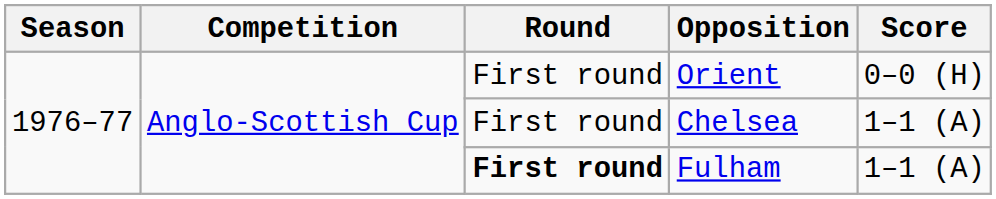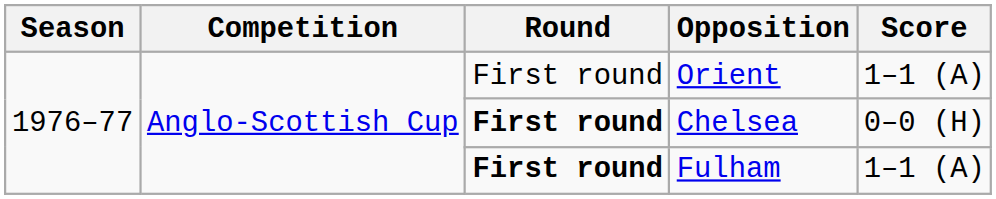(924, 76) 0–0 (H) -> (924, 76) 1–1 (A)
(568, 123) normal -> (568, 123) bold
(924, 123) 1–1 (A) -> (924, 123) 0–0 (H)
